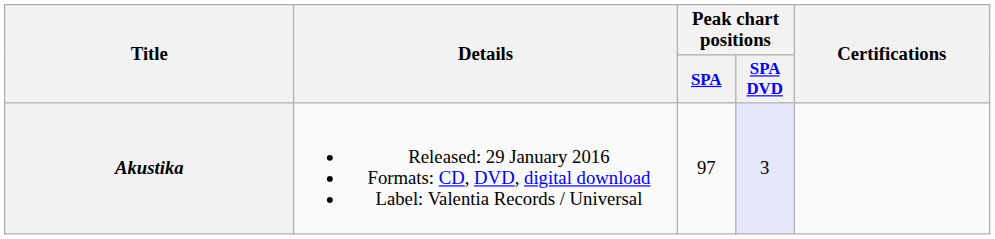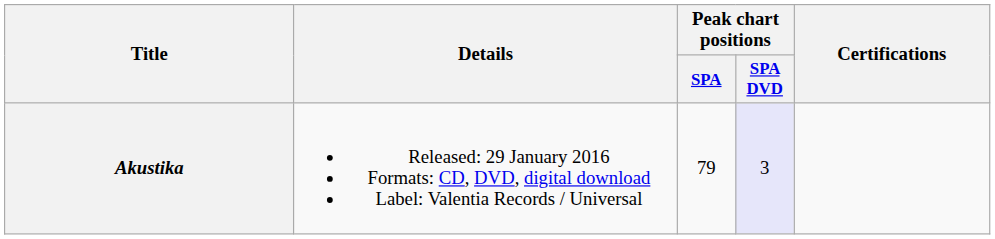(706, 168) 97 -> (706, 168) 79
